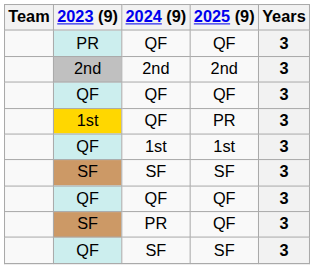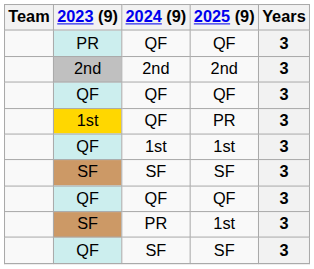(224, 224) QF -> (224, 224) 1st
